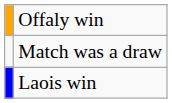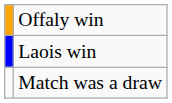rows swapped: (57, 82) <-> (90, 51)
